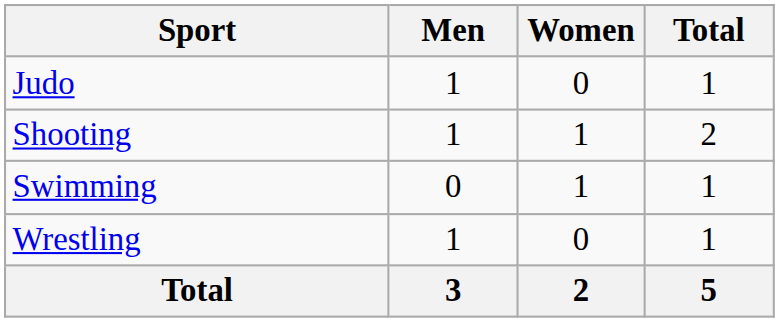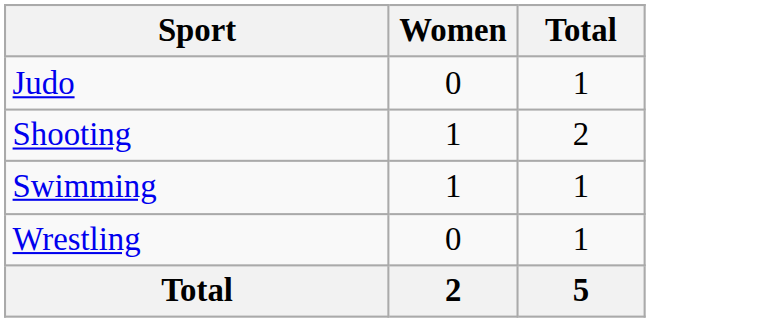- column: (453, 30)
